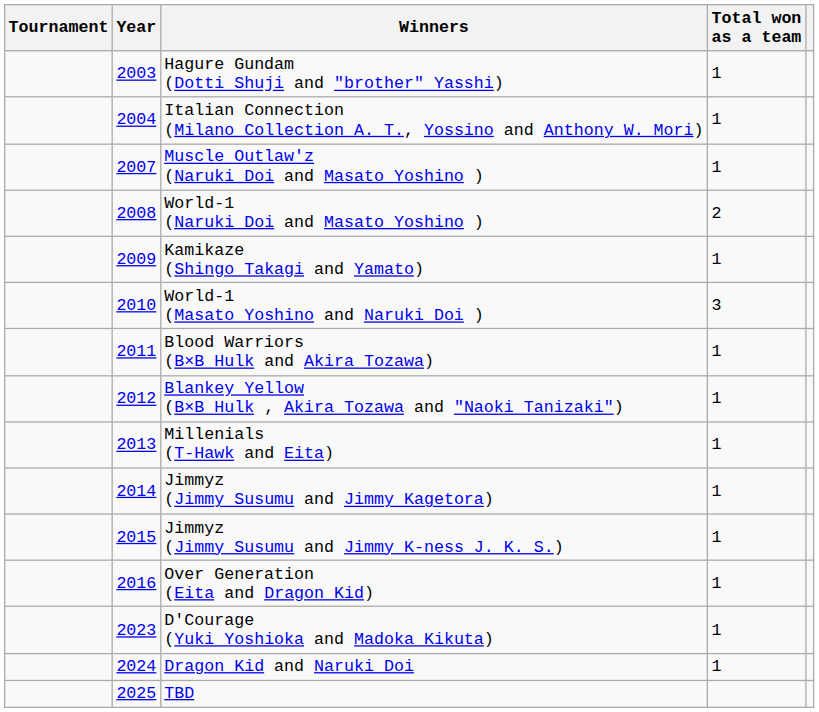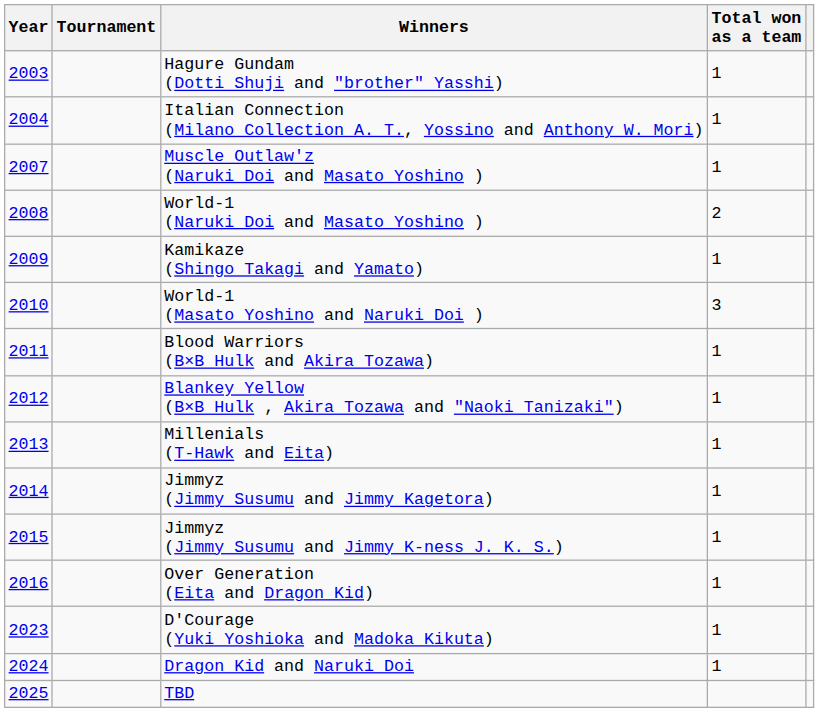columns swapped: (59, 28) <-> (136, 28)
